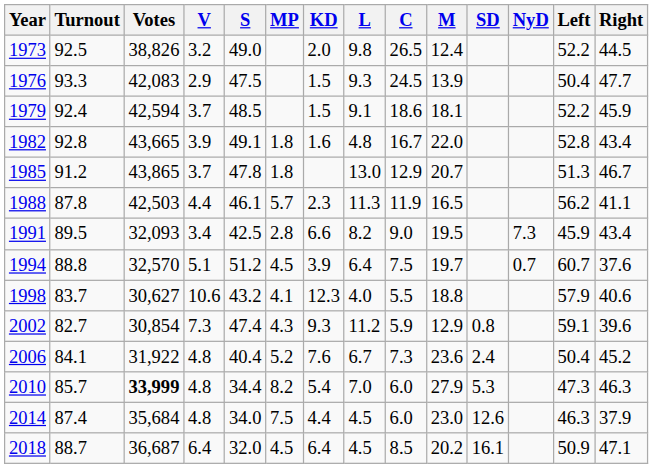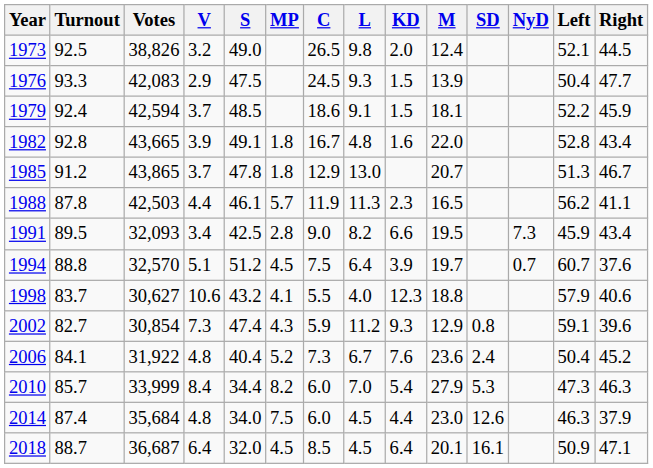columns swapped: (406, 19) <-> (324, 19)
(574, 50) 52.2 -> (574, 50) 52.1
(154, 386) bold -> (154, 386) normal
(200, 386) 4.8 -> (200, 386) 8.4
(447, 448) 20.2 -> (447, 448) 20.1
